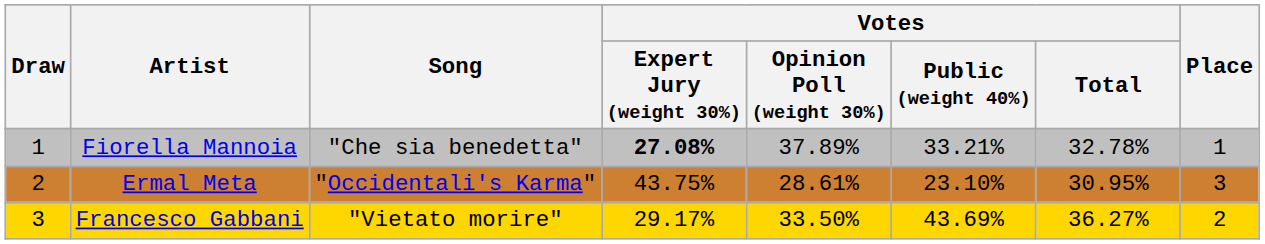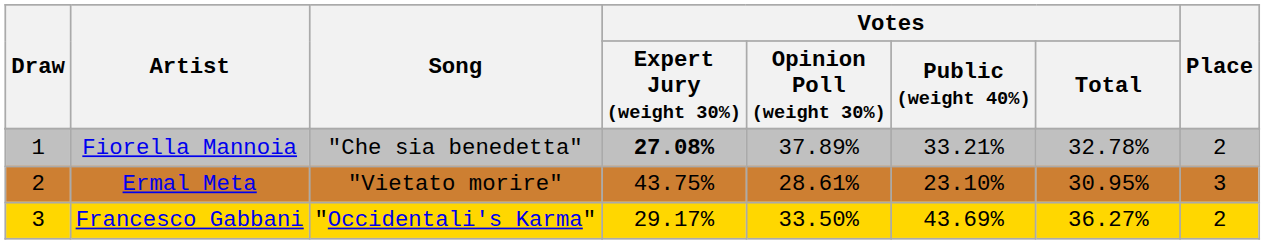(1220, 148) 1 -> (1220, 148) 2
(455, 184) "Occidentali's Karma" -> (455, 184) "Vietato morire"
(455, 220) "Vietato morire" -> (455, 220) "Occidentali's Karma"
